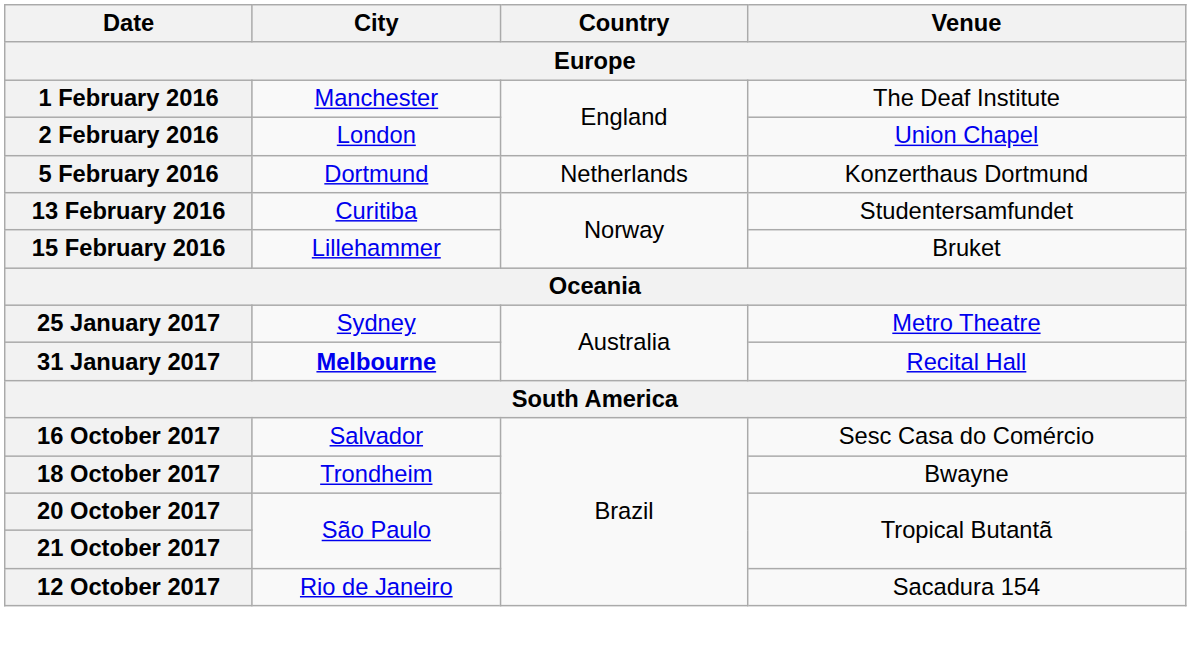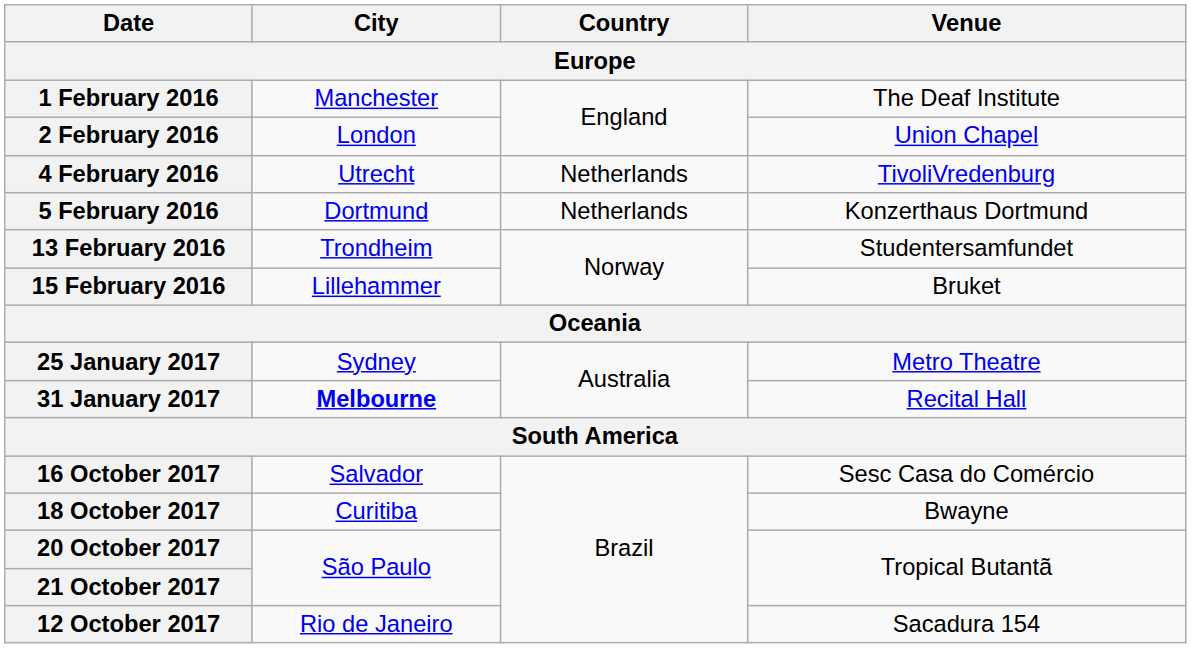+ row: (129, 173)
(376, 211) Curitiba -> (376, 248) Trondheim
(376, 473) Trondheim -> (376, 511) Curitiba
